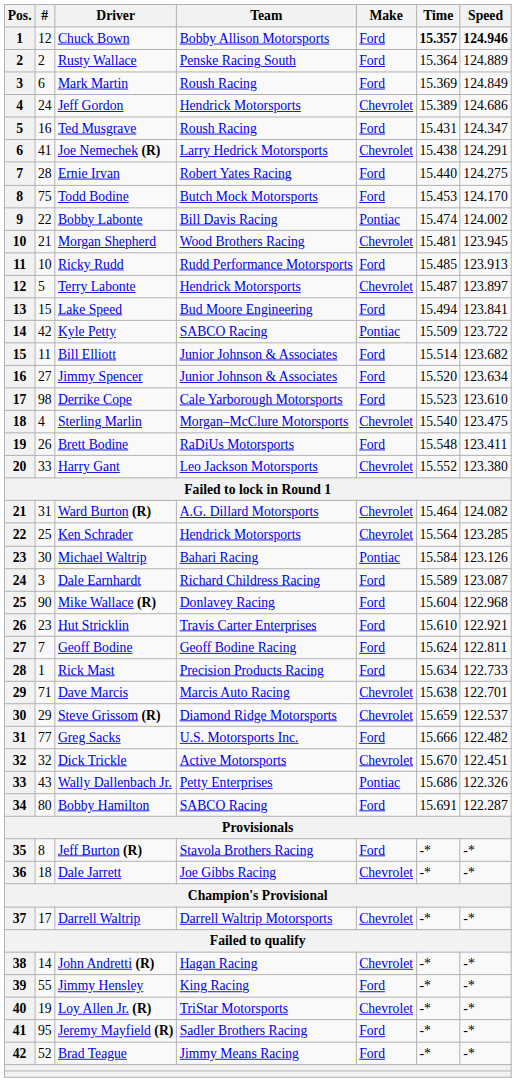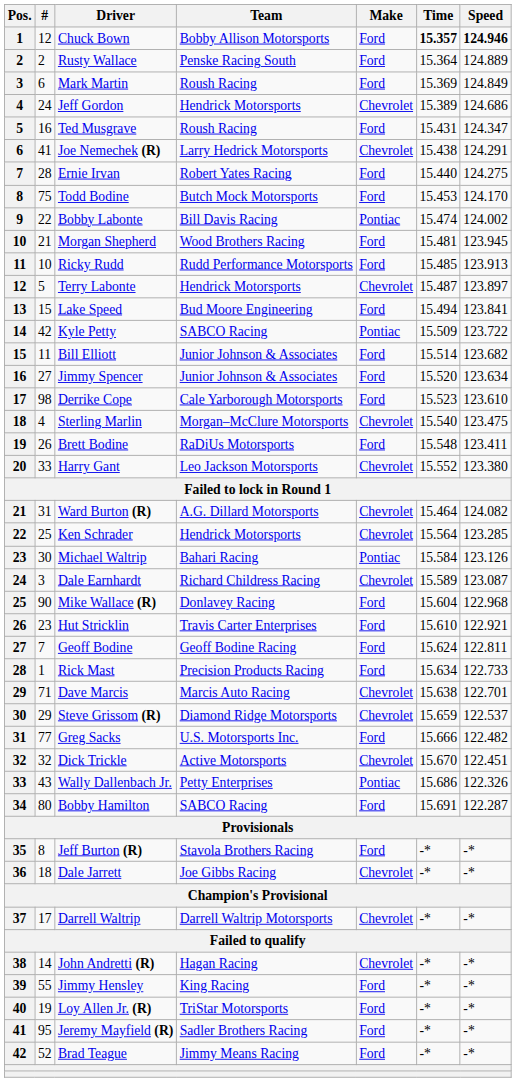(386, 241) Chevrolet -> (372, 241) Ford
(372, 579) Ford -> (386, 579) Chevrolet
(386, 1008) Chevrolet -> (372, 1008) Ford
